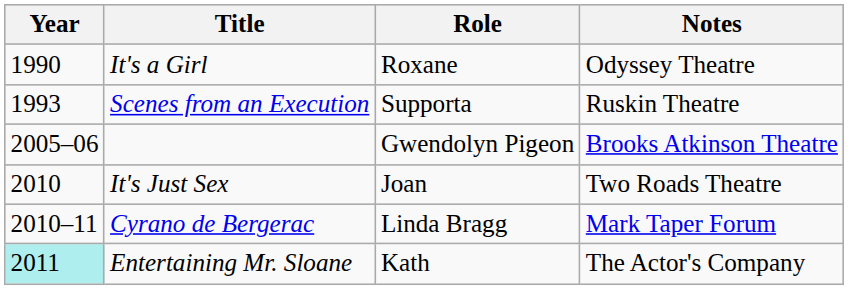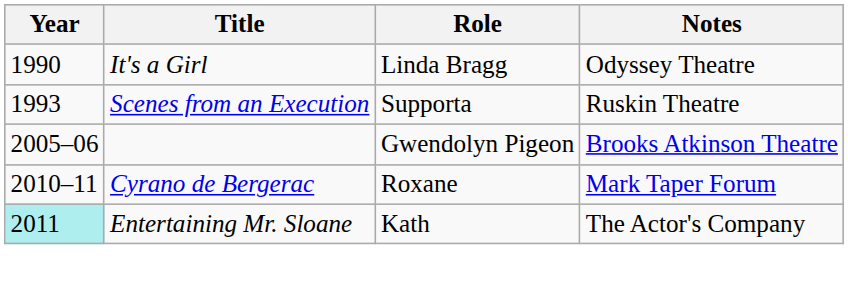(419, 64) Roxane -> (444, 64) Linda Bragg
- row: (169, 183)
(444, 223) Linda Bragg -> (419, 183) Roxane
